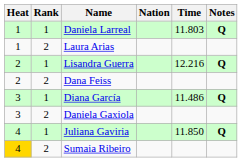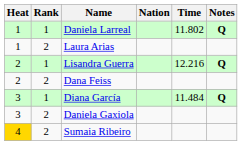(189, 30) 11.803 -> (189, 30) 11.802
(189, 98) 11.486 -> (189, 98) 11.484
- row: (96, 132)
